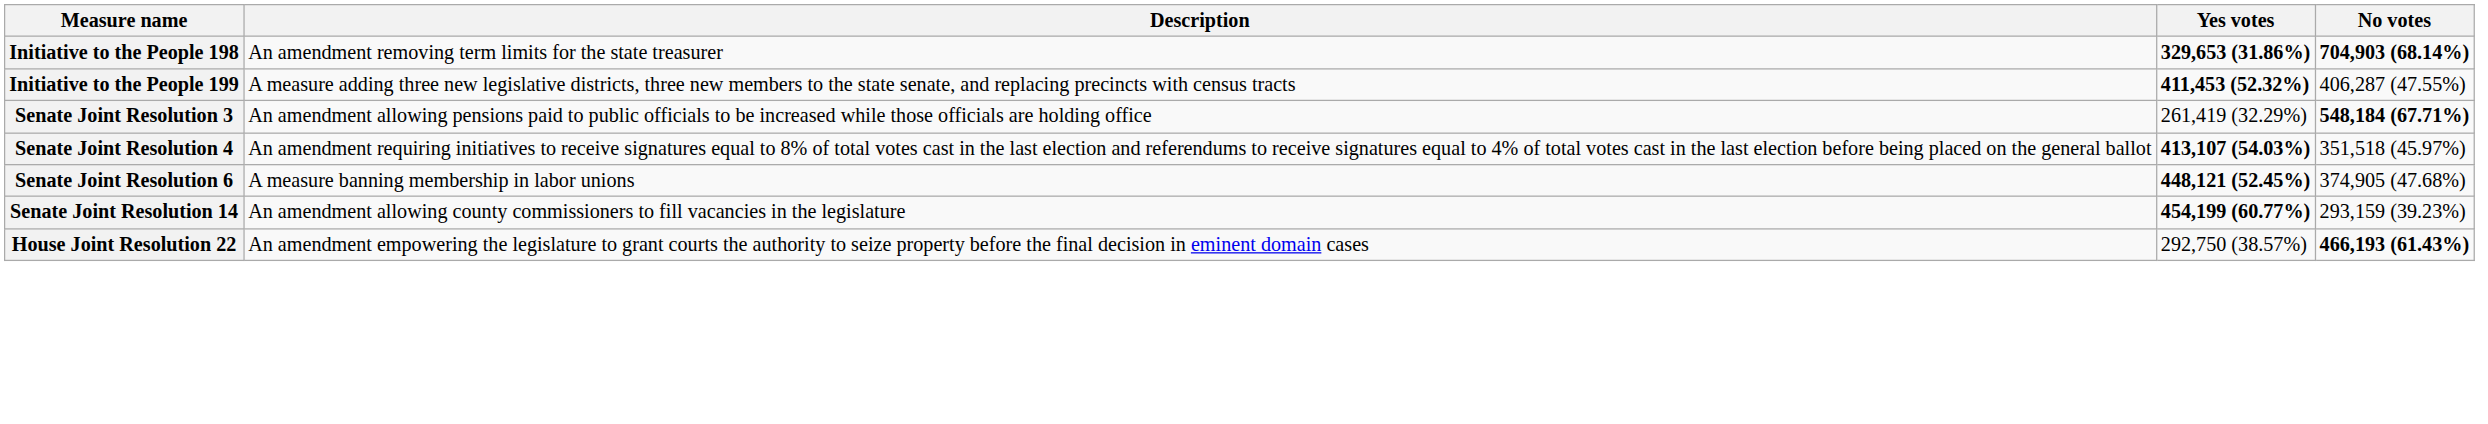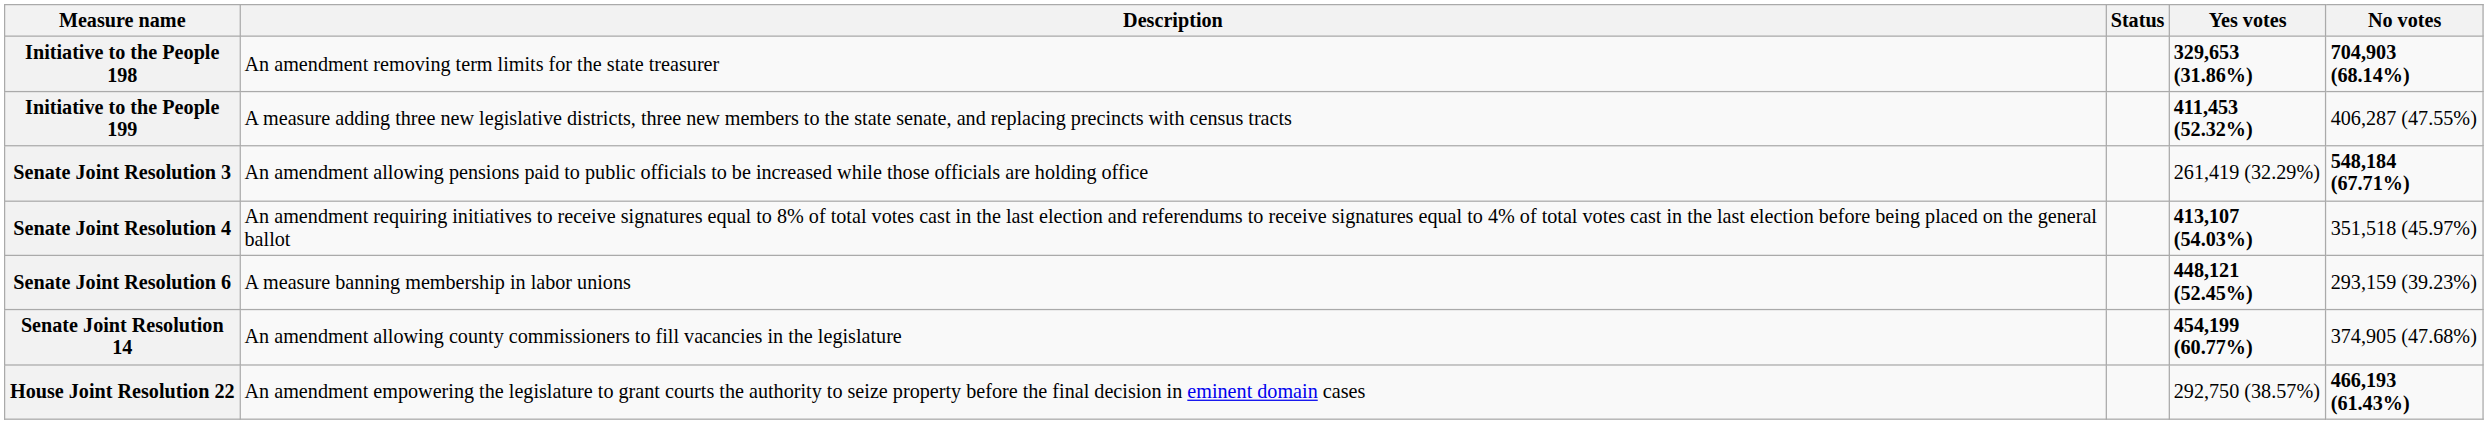+ column: (2138, 20)
(2393, 180) 374,905 (47.68%) -> (2404, 282) 293,159 (39.23%)
(2393, 212) 293,159 (39.23%) -> (2404, 337) 374,905 (47.68%)
